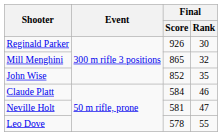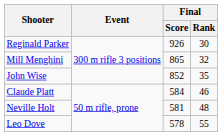(204, 108) 47 -> (204, 108) 48
